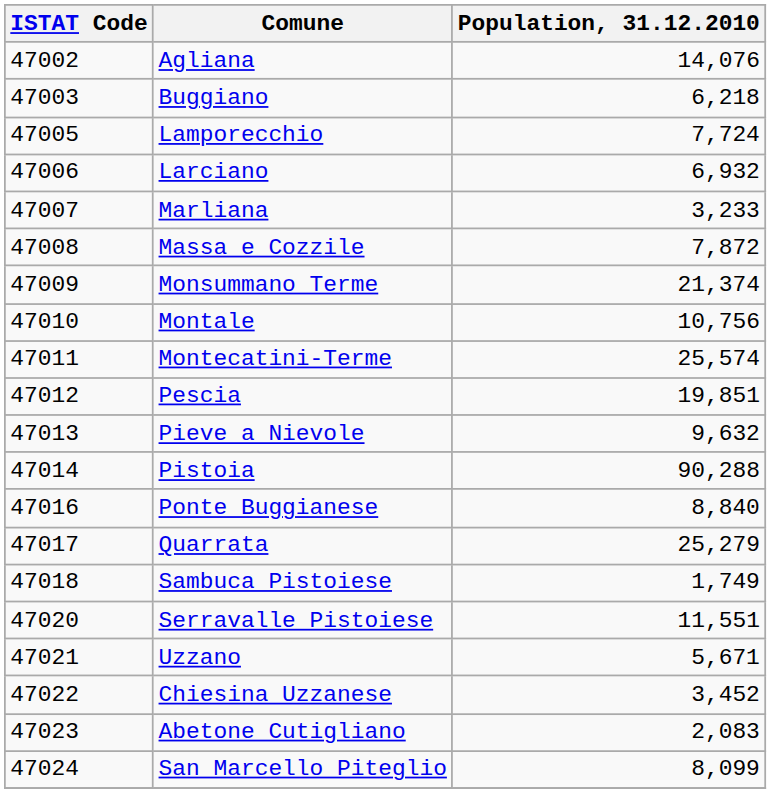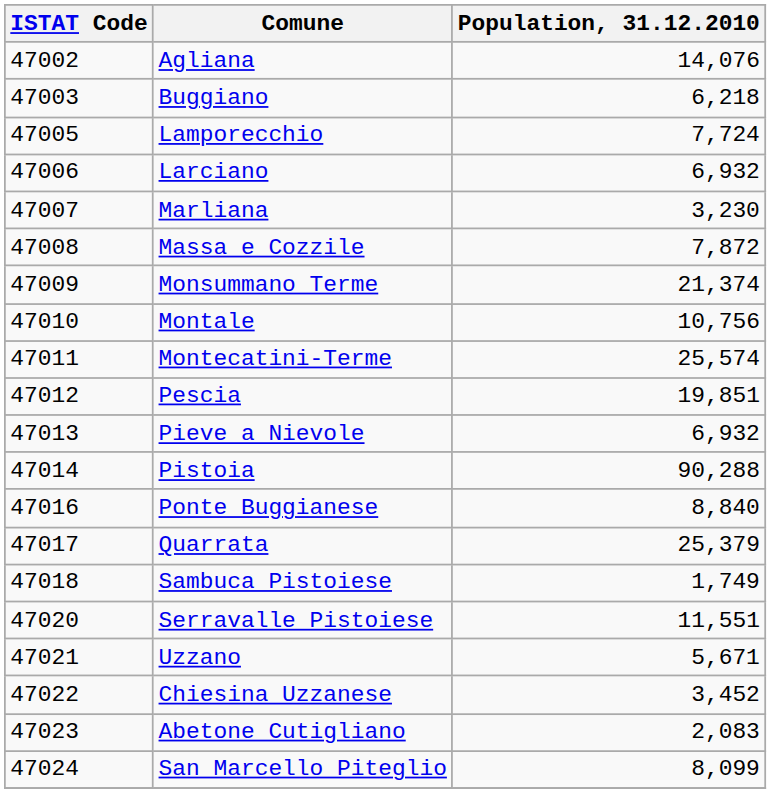(726, 210) 3,233 -> (726, 210) 3,230
(726, 434) 9,632 -> (726, 434) 6,932
(719, 546) 25,279 -> (719, 546) 25,379
